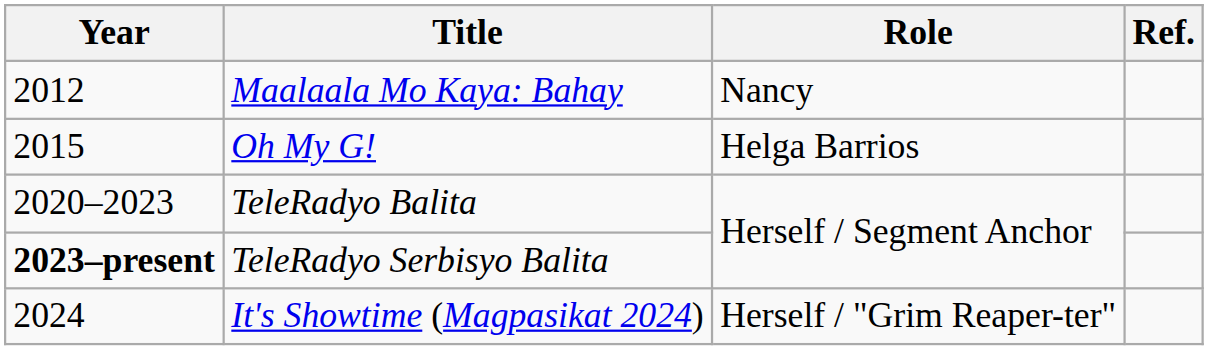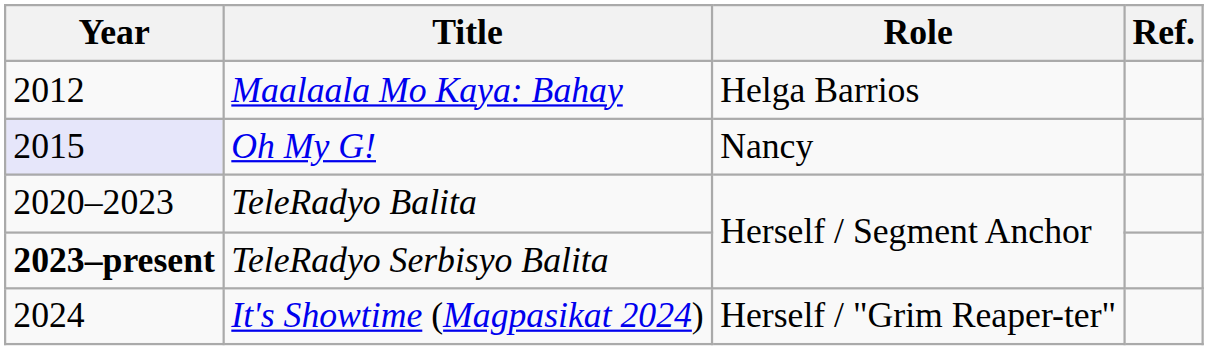(767, 89) Nancy -> (820, 89) Helga Barrios
(49, 145) no background -> (49, 145) lavender background
(820, 145) Helga Barrios -> (767, 145) Nancy
